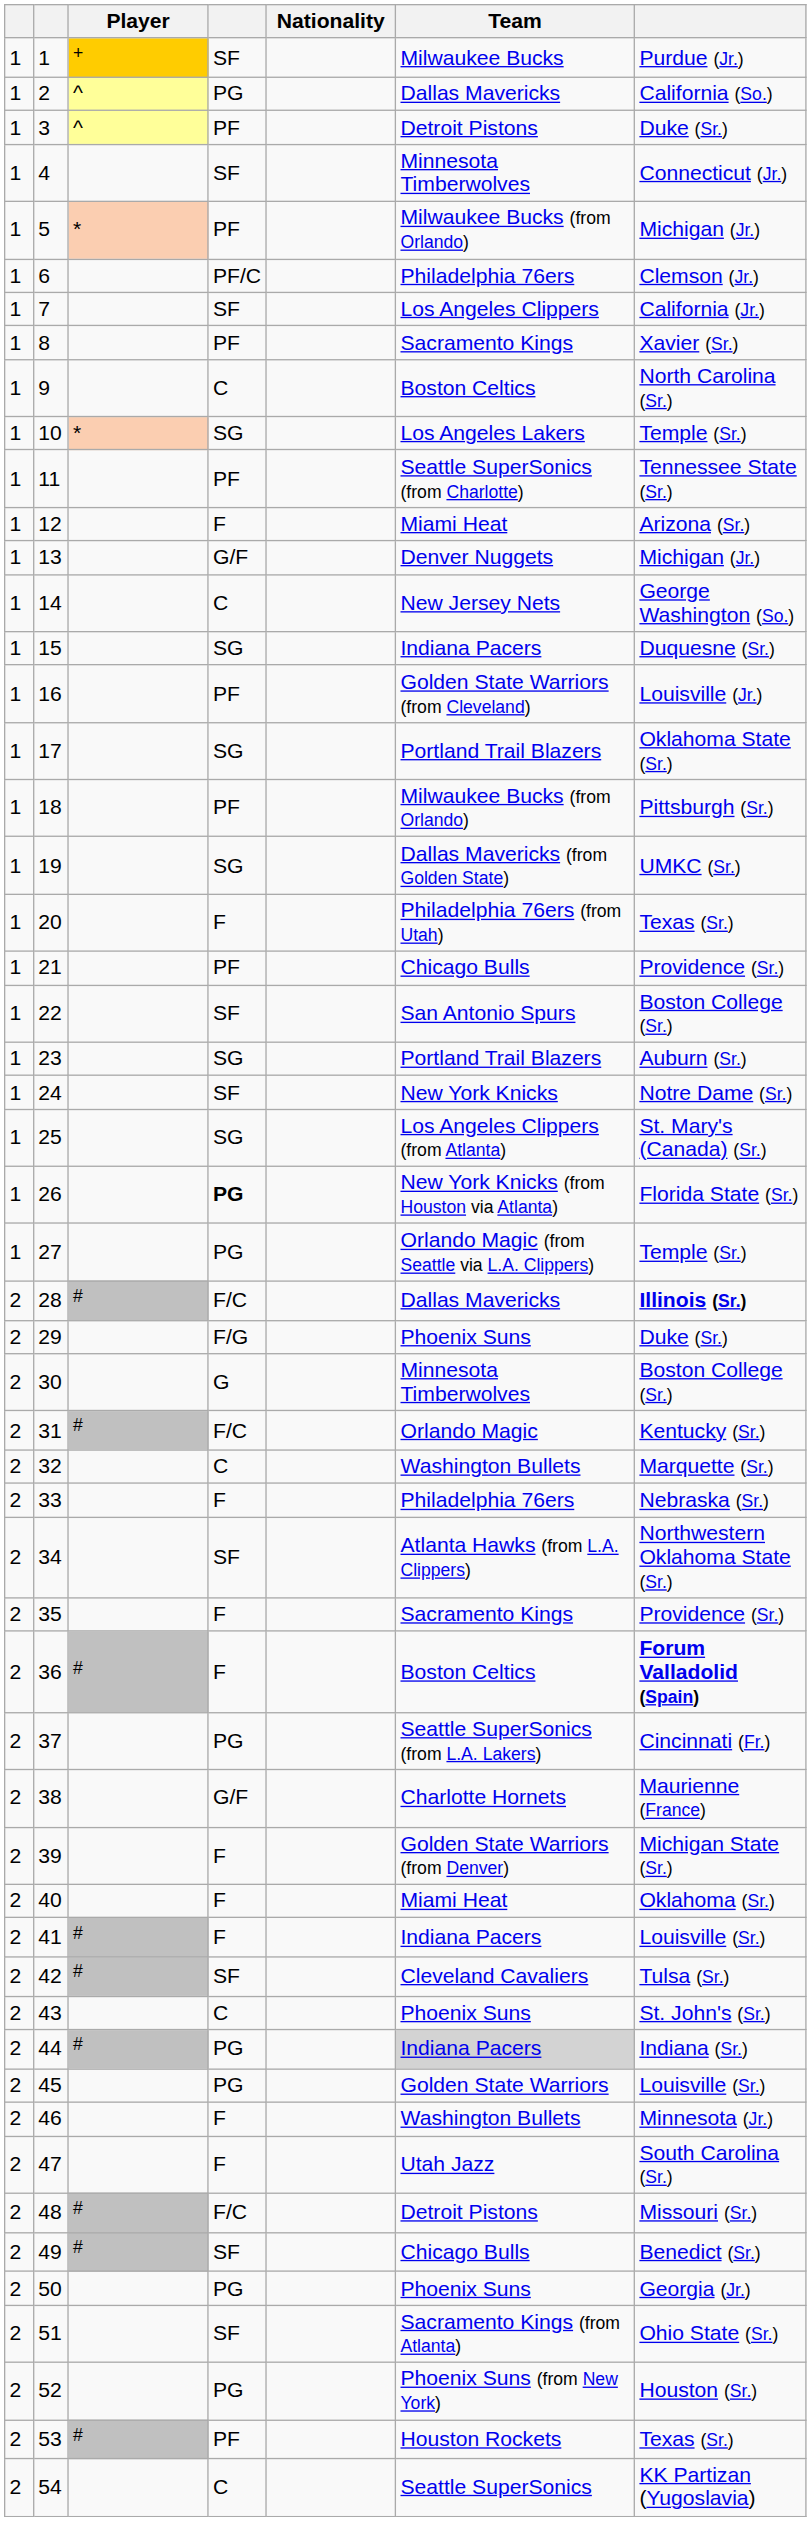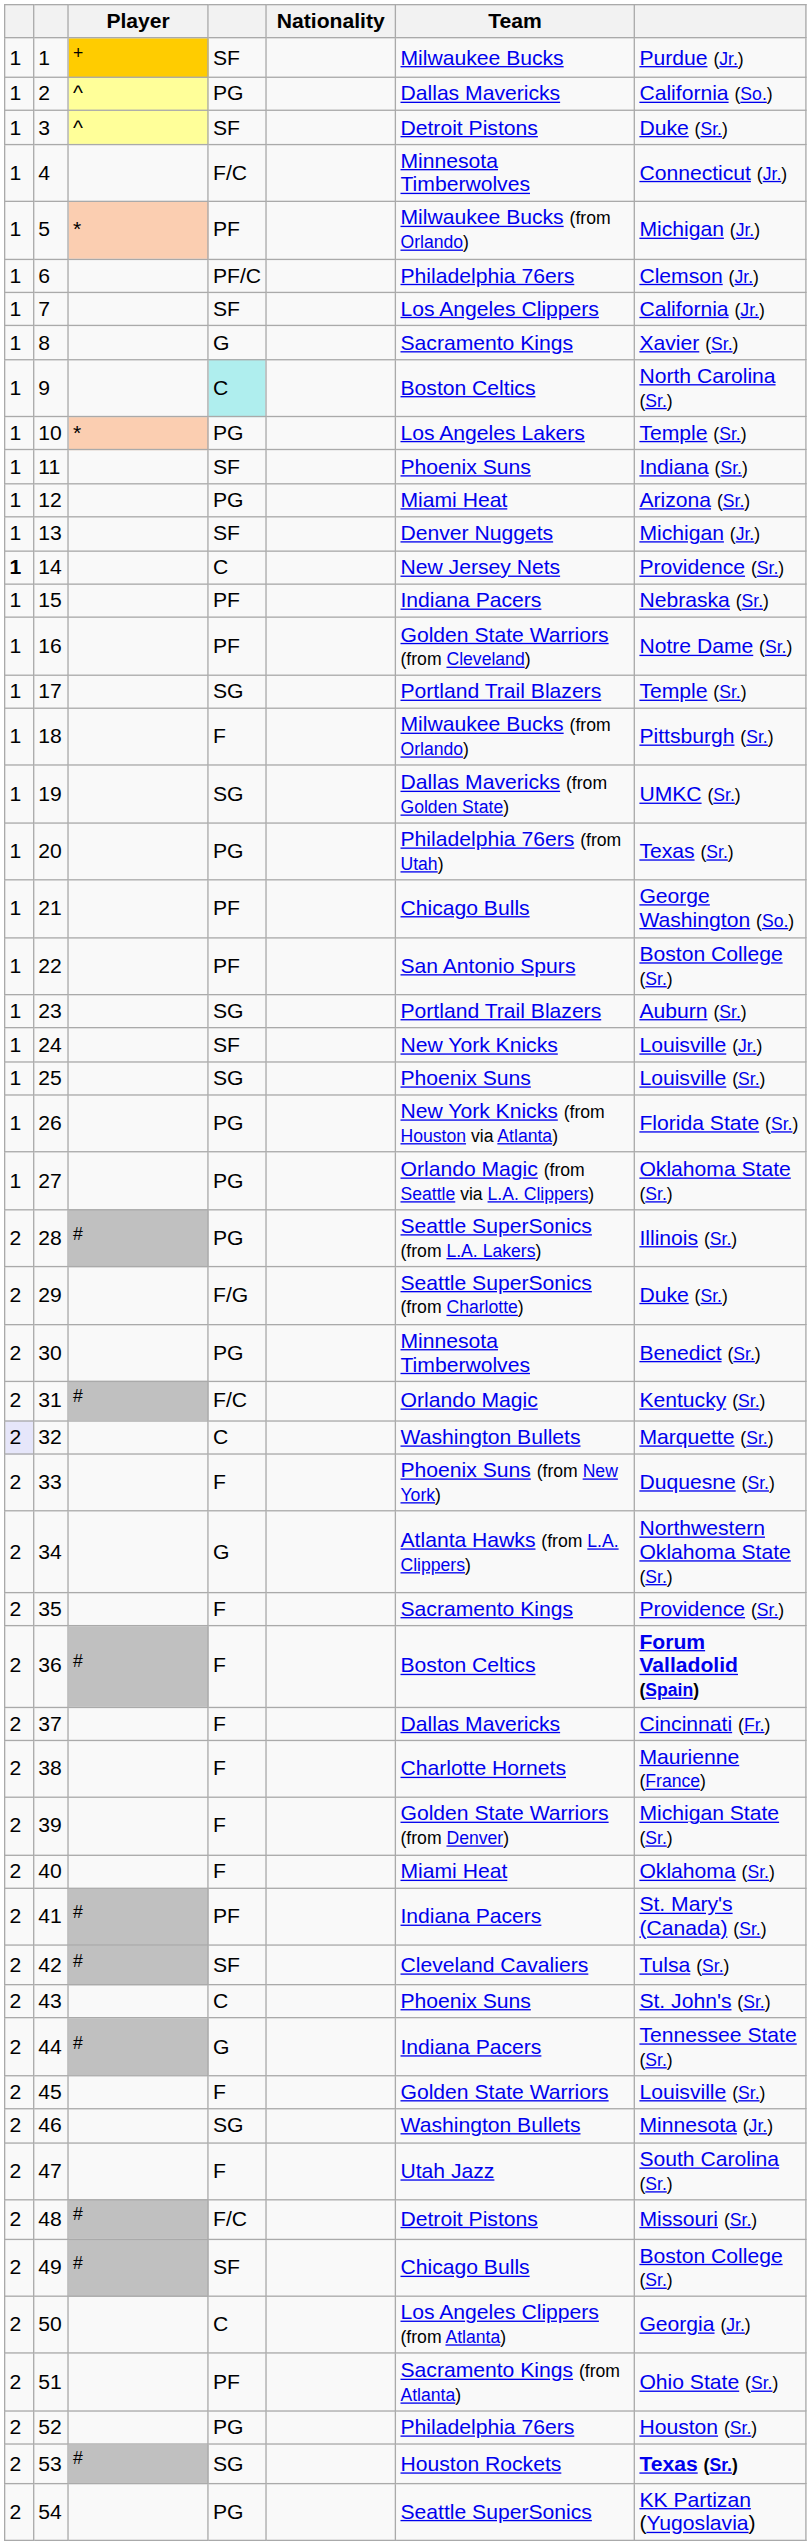(226, 127) PF -> (226, 127) SF
(226, 172) SF -> (230, 172) F/C
(226, 342) PF -> (221, 342) G
(221, 387) no background -> (221, 387) paleturquoise background
(228, 433) SG -> (228, 433) PG
(226, 478) PF -> (226, 466) SF
(496, 478) Seattle SuperSonics (from Charlotte) -> (466, 466) Phoenix Suns
(718, 478) Tennessee State (Sr.) -> (694, 466) Indiana (Sr.)
(219, 523) F -> (228, 500) PG
(231, 557) G/F -> (226, 533) SF
(15, 602) normal -> (15, 567) bold
(717, 602) George Washington (So.) -> (712, 567) Providence (Sr.)
(228, 648) SG -> (226, 600) PF
(707, 648) Duquesne (Sr.) -> (704, 600) Nebraska (Sr.)
(701, 693) Louisville (Jr.) -> (716, 646) Notre Dame (Sr.)
(715, 750) Oklahoma State (Sr.) -> (693, 691) Temple (Sr.)
(226, 808) PF -> (219, 736) F
(219, 922) F -> (228, 851) PG
(712, 967) Providence (Sr.) -> (717, 908) George Washington (So.)
(226, 1013) SF -> (226, 965) PF
(716, 1092) Notre Dame (Sr.) -> (701, 1044) Louisville (Jr.)
(500, 1137) Los Angeles Clippers (from Atlanta) -> (466, 1078) Phoenix Suns
(703, 1137) St. Mary's (Canada) (Sr.) -> (702, 1078) Louisville (Sr.)
(228, 1194) bold -> (228, 1123) normal
(693, 1252) Temple (Sr.) -> (715, 1180) Oklahoma State (Sr.)
(230, 1300) F/C -> (228, 1238) PG
(480, 1300) Dallas Mavericks -> (496, 1238) Seattle SuperSonics (from L.A. Lakers)
(693, 1300) bold -> (688, 1238) normal
(466, 1336) Phoenix Suns -> (496, 1295) Seattle SuperSonics (from Charlotte)
(221, 1382) G -> (228, 1352) PG
(711, 1382) Boston College (Sr.) -> (700, 1352) Benedict (Sr.)
(15, 1466) no background -> (15, 1437) lavender background
(487, 1500) Philadelphia 76ers -> (509, 1482) Phoenix Suns (from New York)
(704, 1500) Nebraska (Sr.) -> (707, 1482) Duquesne (Sr.)
(226, 1557) SF -> (221, 1551) G
(228, 1741) PG -> (219, 1723) F
(496, 1741) Seattle SuperSonics (from L.A. Lakers) -> (480, 1723) Dallas Mavericks
(231, 1798) G/F -> (219, 1768) F
(219, 1937) F -> (226, 1916) PF
(702, 1937) Louisville (Sr.) -> (703, 1916) St. Mary's (Canada) (Sr.)
(228, 2049) PG -> (221, 2046) G
(471, 2049) lightgrey background -> (471, 2046) no background
(694, 2049) Indiana (Sr.) -> (718, 2046) Tennessee State (Sr.)
(228, 2085) PG -> (219, 2092) F
(219, 2119) F -> (228, 2125) SG
(700, 2251) Benedict (Sr.) -> (711, 2267) Boston College (Sr.)
(228, 2288) PG -> (221, 2324) C
(466, 2288) Phoenix Suns -> (500, 2324) Los Angeles Clippers (from Atlanta)
(226, 2333) SF -> (226, 2381) PF
(509, 2390) Phoenix Suns (from New York) -> (487, 2427) Philadelphia 76ers
(226, 2439) PF -> (228, 2463) SG
(687, 2439) normal -> (689, 2463) bold
(221, 2487) C -> (228, 2511) PG
